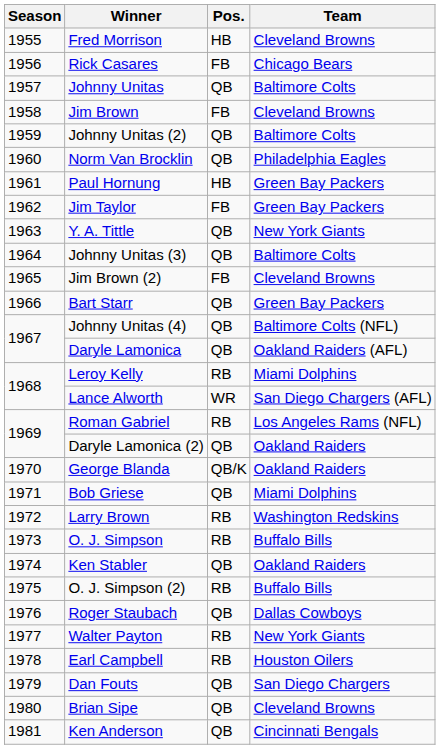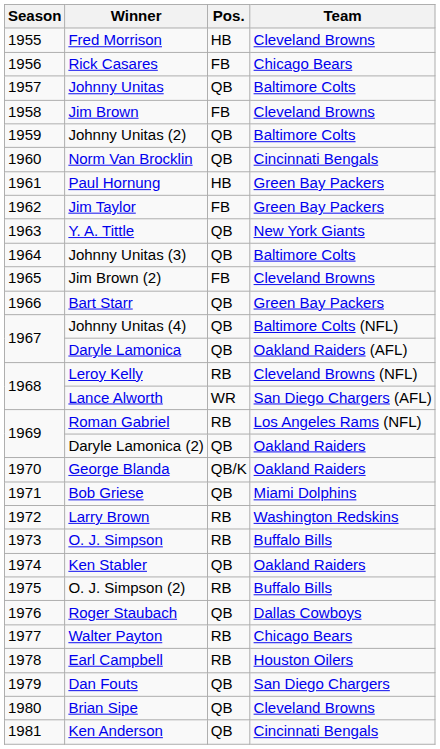(320, 159) Philadelphia Eagles -> (316, 159) Cincinnati Bengals
(305, 374) Miami Dolphins -> (336, 374) Cleveland Browns (NFL)
(309, 636) New York Giants -> (303, 636) Chicago Bears
